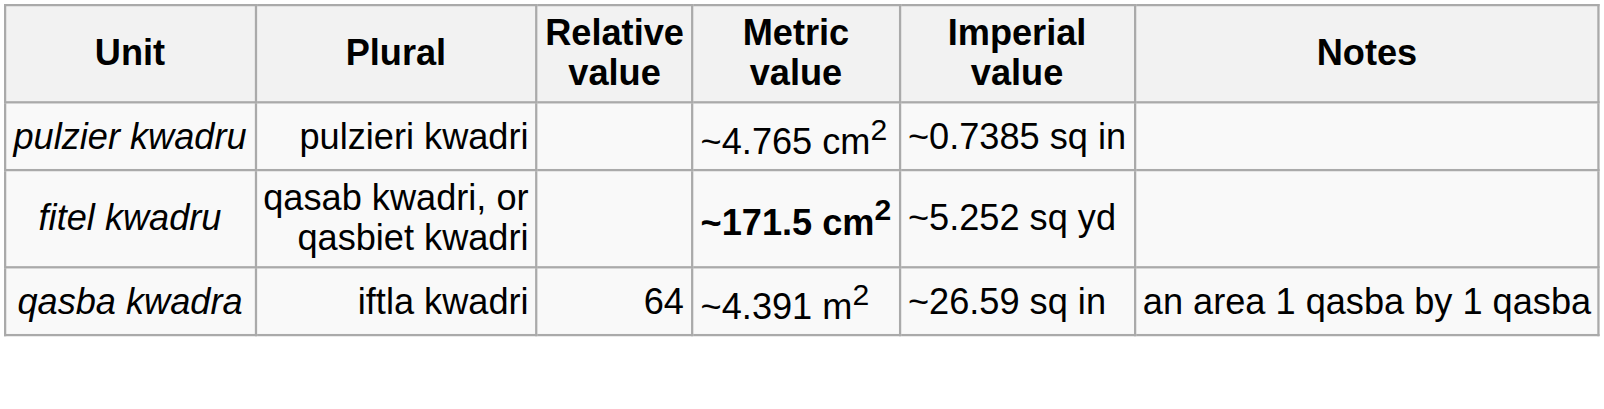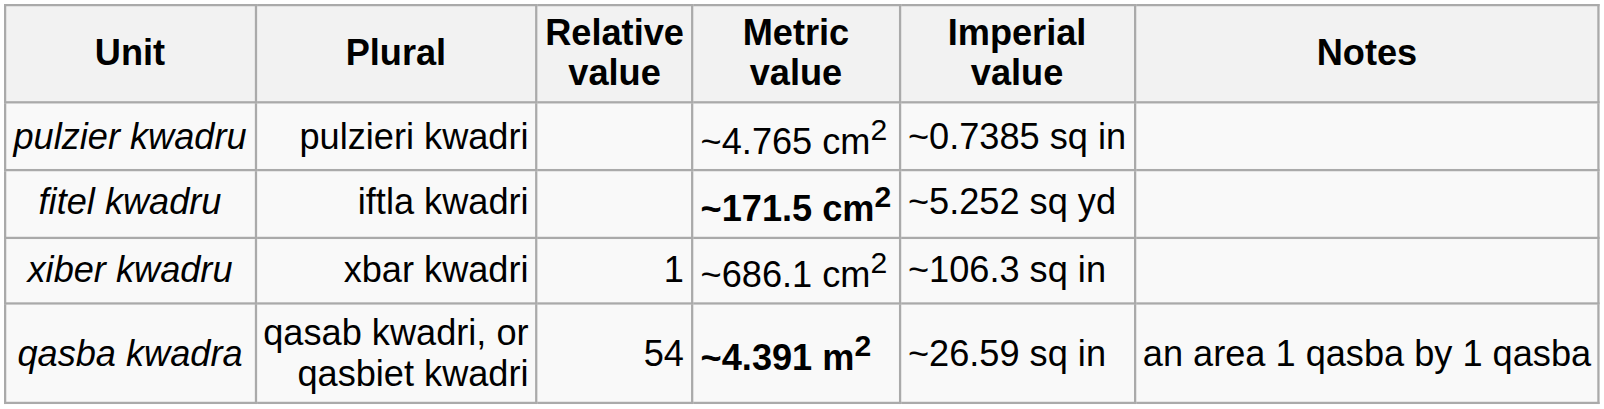(396, 218) qasab kwadri, or qasbiet kwadri -> (443, 203) iftla kwadri
+ row: (130, 270)
(443, 301) iftla kwadri -> (396, 352) qasab kwadri, or qasbiet kwadri
(664, 301) 64 -> (664, 352) 54
(785, 301) normal -> (786, 352) bold
